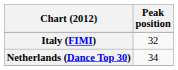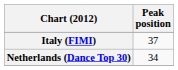(153, 40) 32 -> (153, 40) 37
